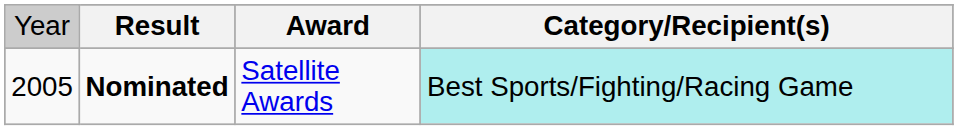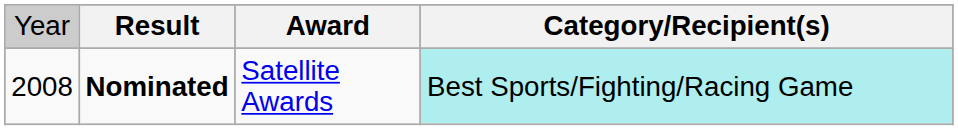(42, 85) 2005 -> (42, 85) 2008
